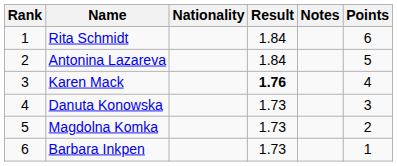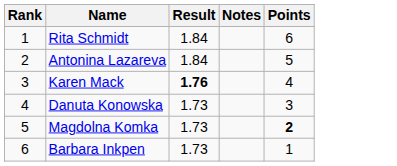- column: (209, 15)
(368, 127) normal -> (289, 127) bold
